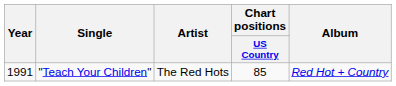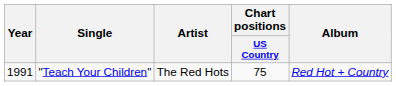(260, 71) 85 -> (260, 71) 75
